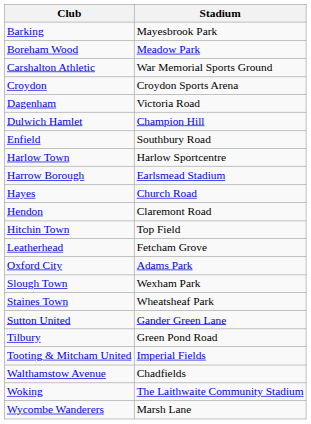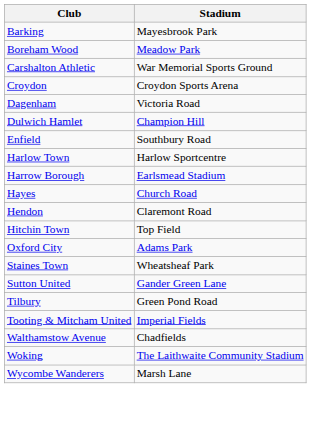- row: (35, 247)
- row: (37, 283)
